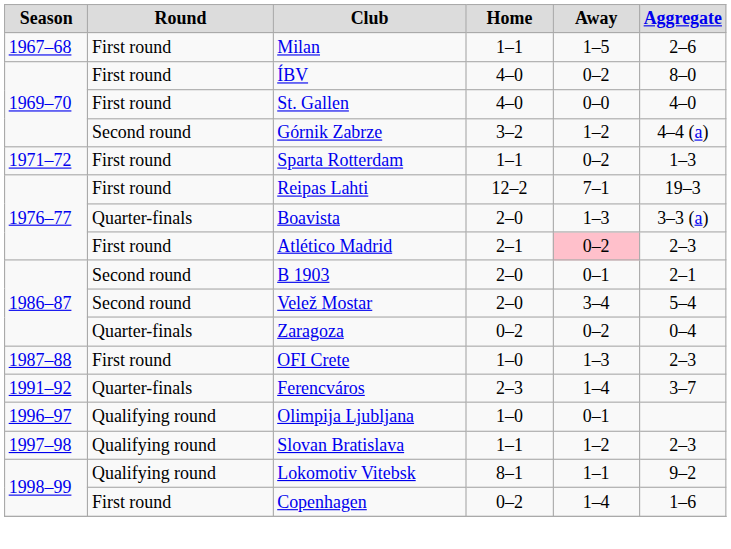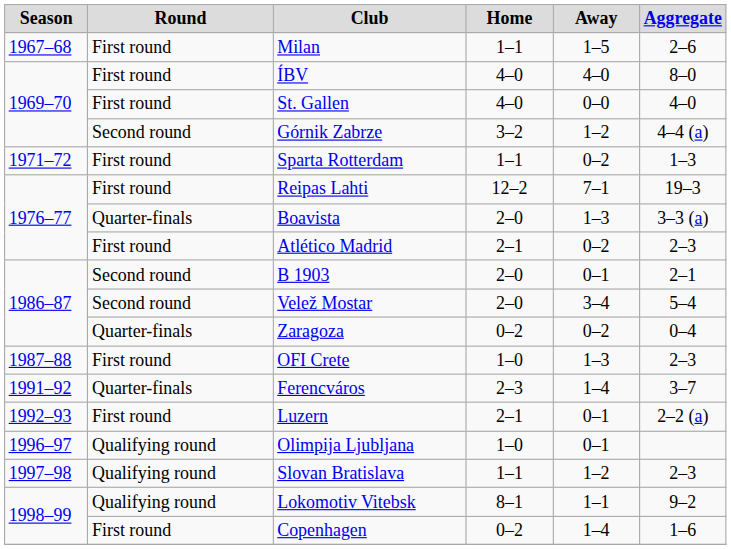(596, 75) 0–2 -> (596, 75) 4–0
(596, 246) pink background -> (596, 246) no background
+ row: (303, 416)
